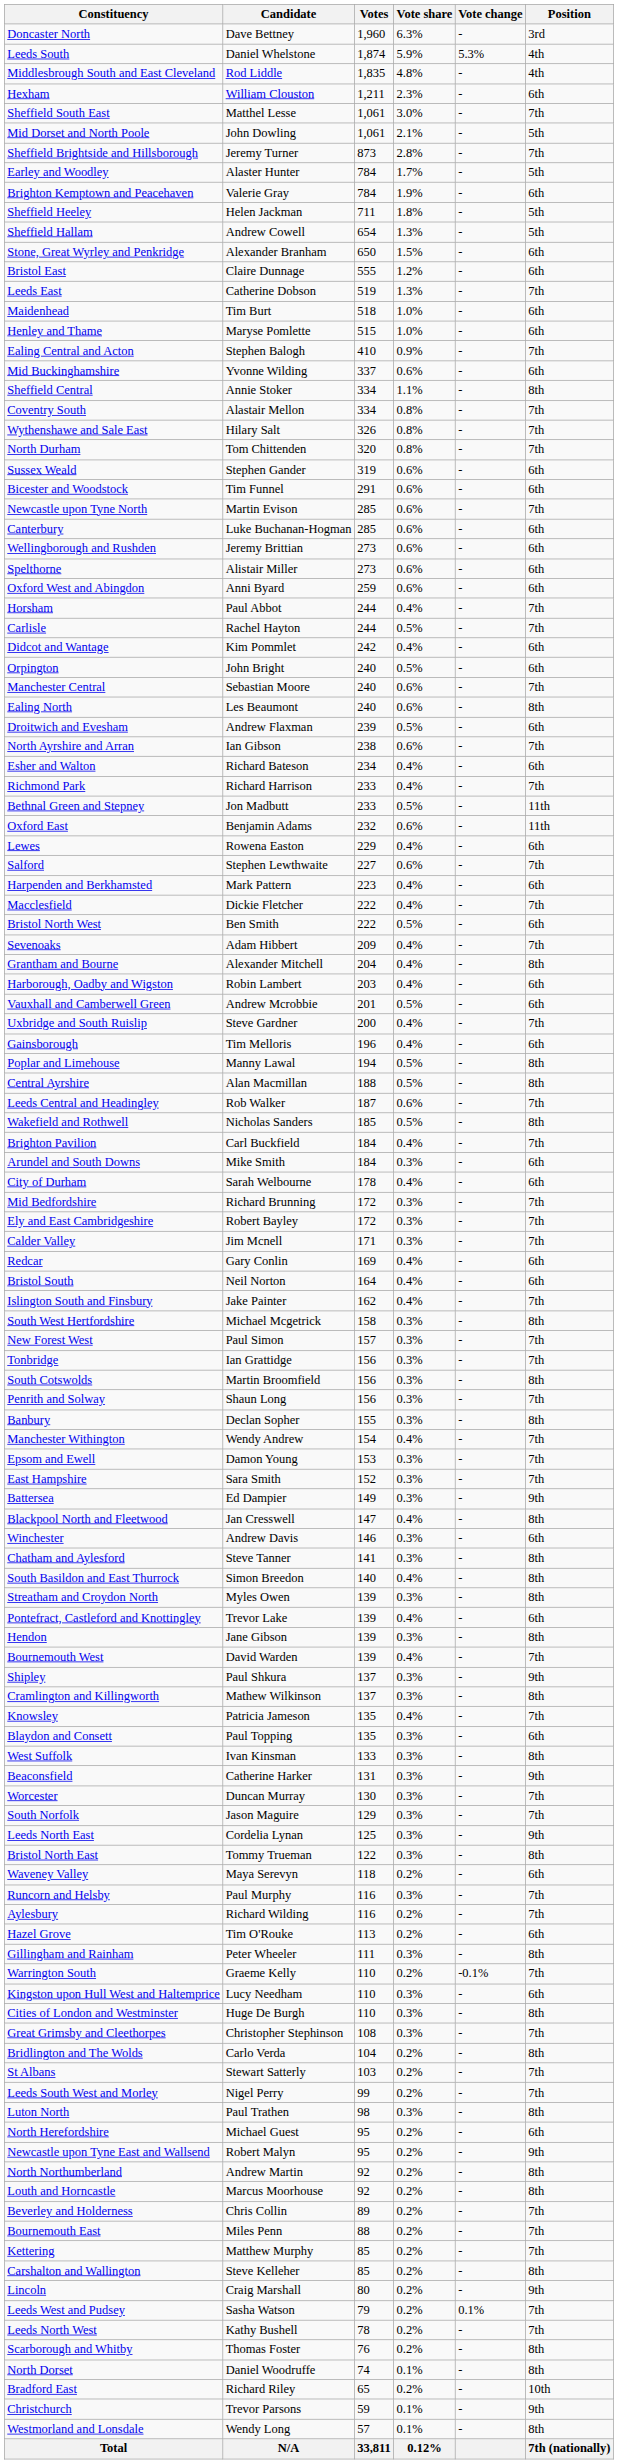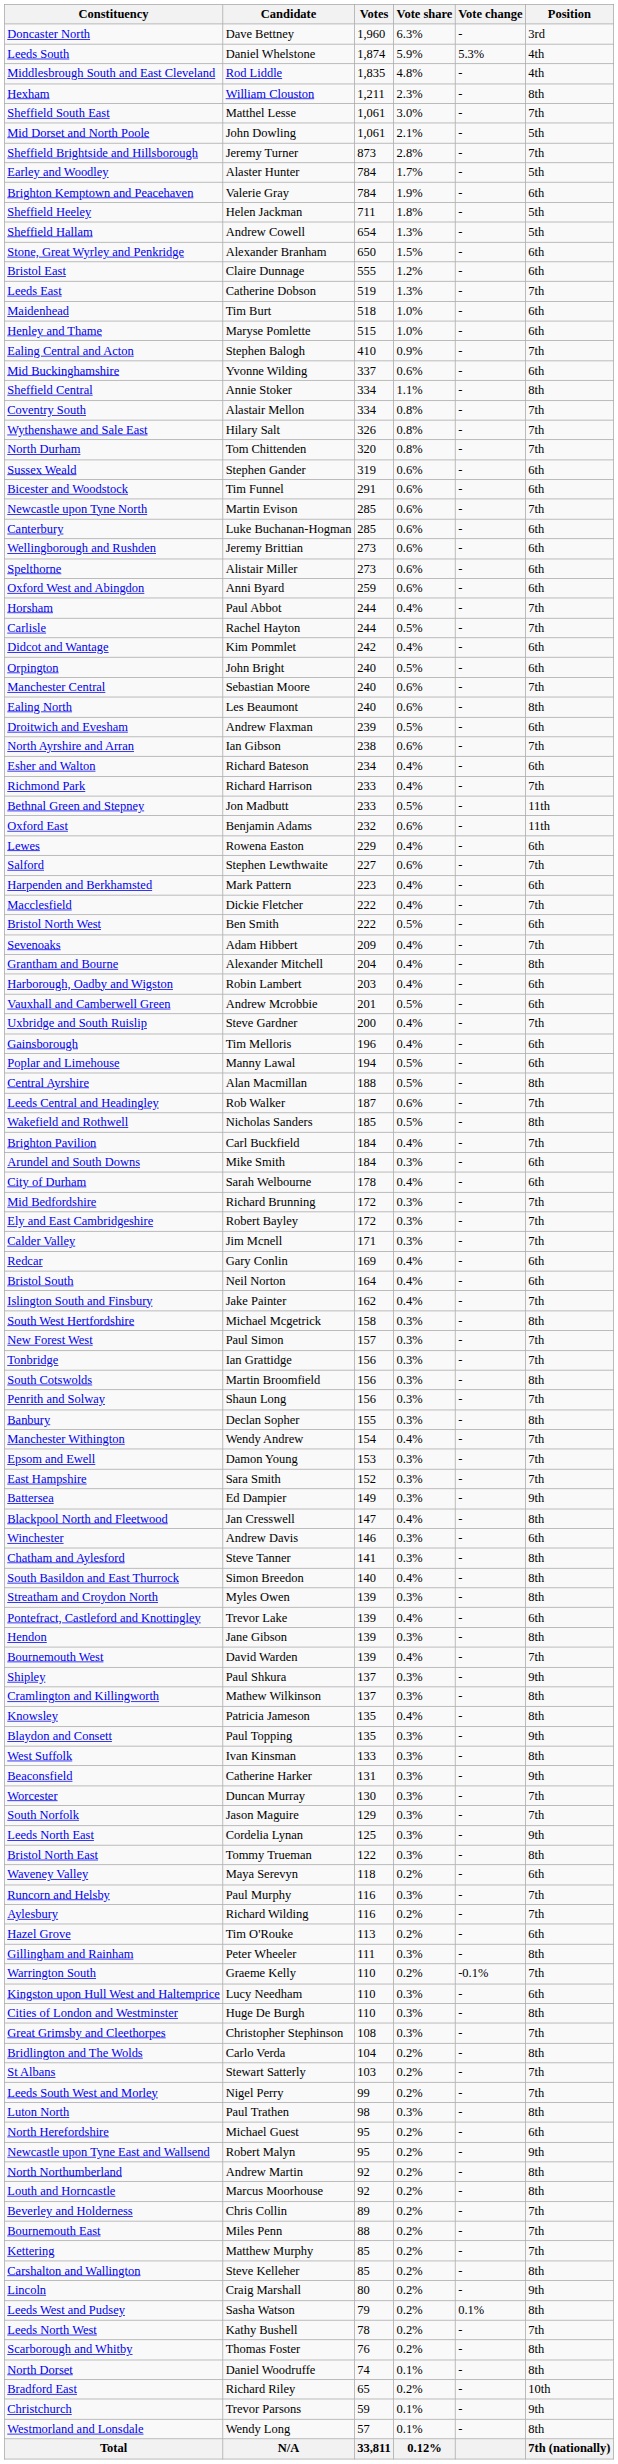(536, 93) 6th -> (536, 93) 8th
(536, 1063) 8th -> (536, 1063) 6th
(536, 1716) 7th -> (536, 1716) 8th
(536, 1736) 6th -> (536, 1736) 9th
(536, 2310) 7th -> (536, 2310) 8th
